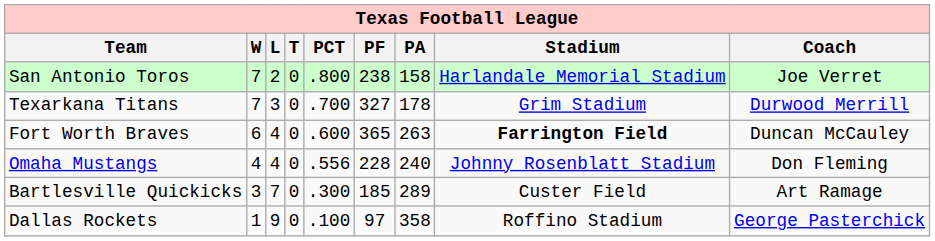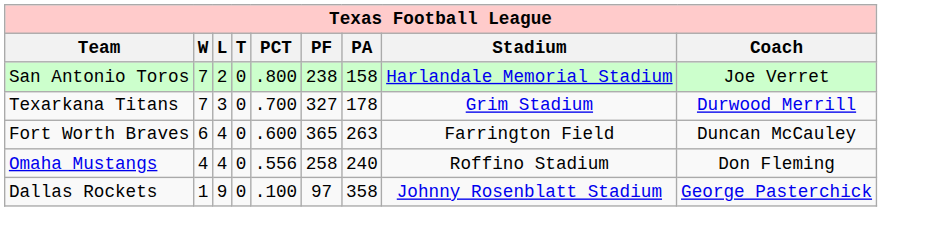(582, 134) bold -> (529, 134) normal
(375, 163) 228 -> (322, 163) 258
(582, 163) Johnny Rosenblatt Stadium -> (529, 163) Roffino Stadium
- row: (126, 192)
(582, 221) Roffino Stadium -> (529, 192) Johnny Rosenblatt Stadium
